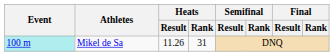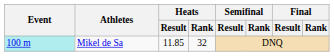(174, 44) 11.26 -> (174, 44) 11.85
(202, 44) 31 -> (202, 44) 32
